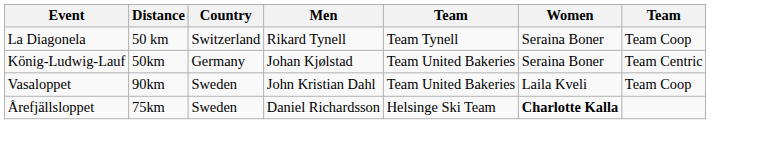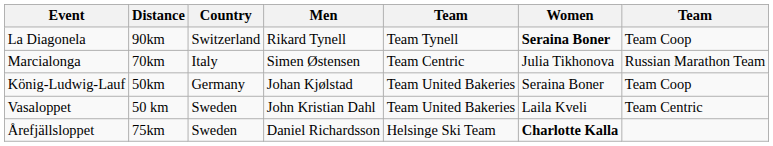(150, 38) 50 km -> (148, 38) 90km
(563, 38) normal -> (566, 38) bold
+ row: (44, 61)
(664, 61) Team Centric -> (658, 84) Team Coop
(148, 84) 90km -> (150, 107) 50 km
(658, 84) Team Coop -> (664, 107) Team Centric
